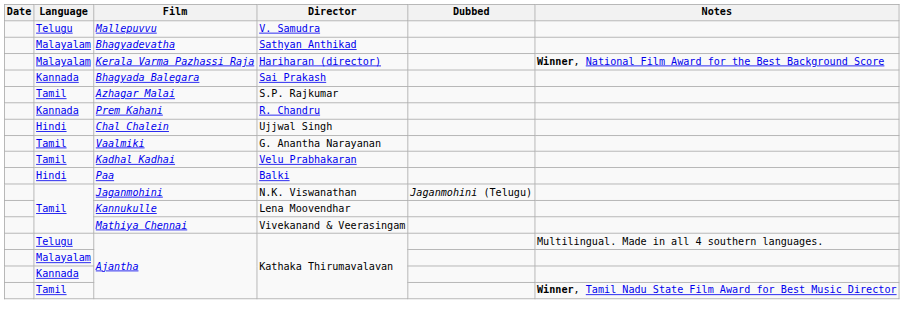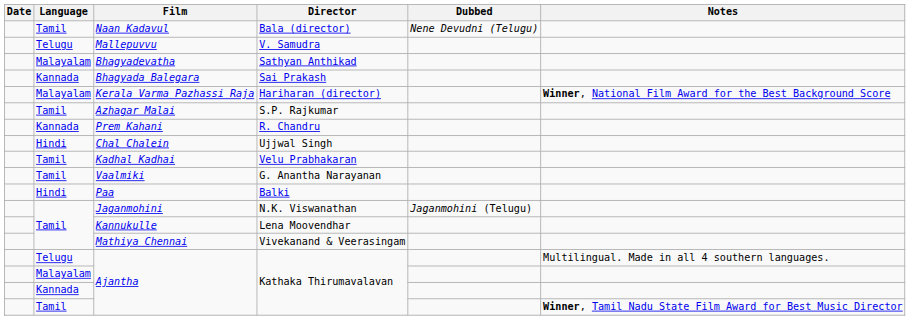+ row: (51, 29)
rows swapped: (64, 62) <-> (57, 78)
rows swapped: (51, 144) <-> (51, 160)
